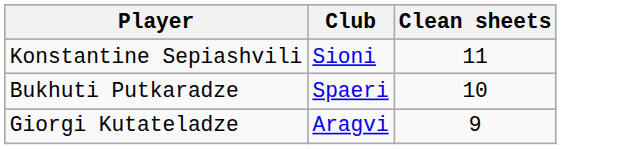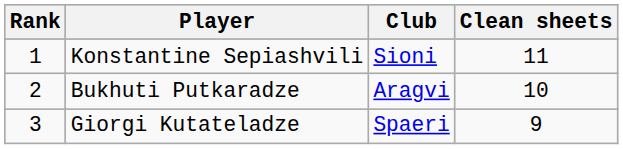+ column: (35, 22)
(351, 91) Spaeri -> (412, 91) Aragvi
(351, 126) Aragvi -> (412, 126) Spaeri
